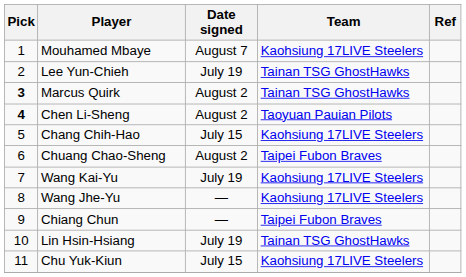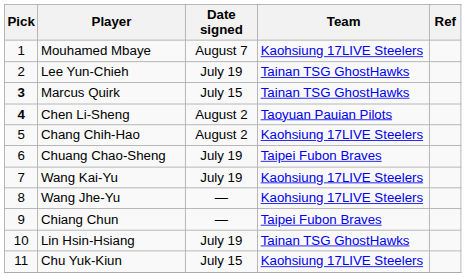(221, 93) August 2 -> (221, 93) July 15
(221, 135) July 15 -> (221, 135) August 2
(221, 156) August 2 -> (221, 156) July 19
